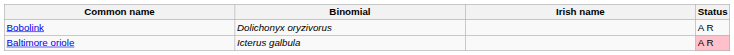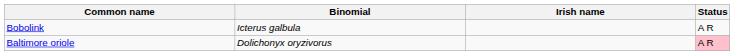(284, 27) Dolichonyx oryzivorus -> (269, 27) Icterus galbula
(269, 43) Icterus galbula -> (284, 43) Dolichonyx oryzivorus
